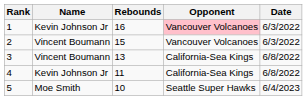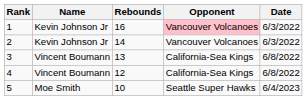(72, 42) Vincent Boumann -> (71, 42) Kevin Johnson Jr
(120, 42) 15 -> (120, 42) 14
(71, 73) Kevin Johnson Jr -> (72, 73) Vincent Boumann
(119, 73) 11 -> (120, 73) 12
